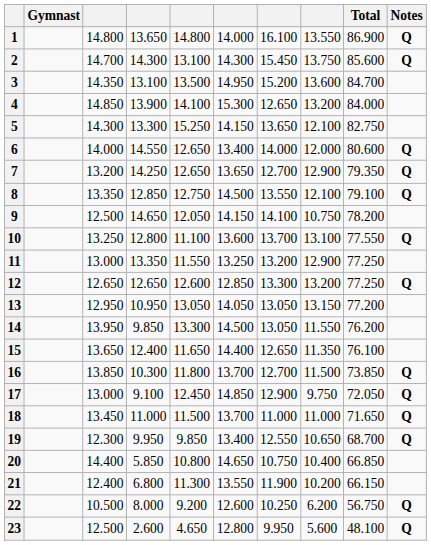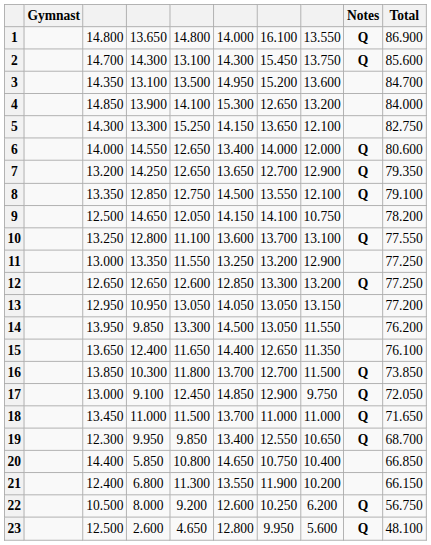columns swapped: (366, 15) <-> (407, 15)
